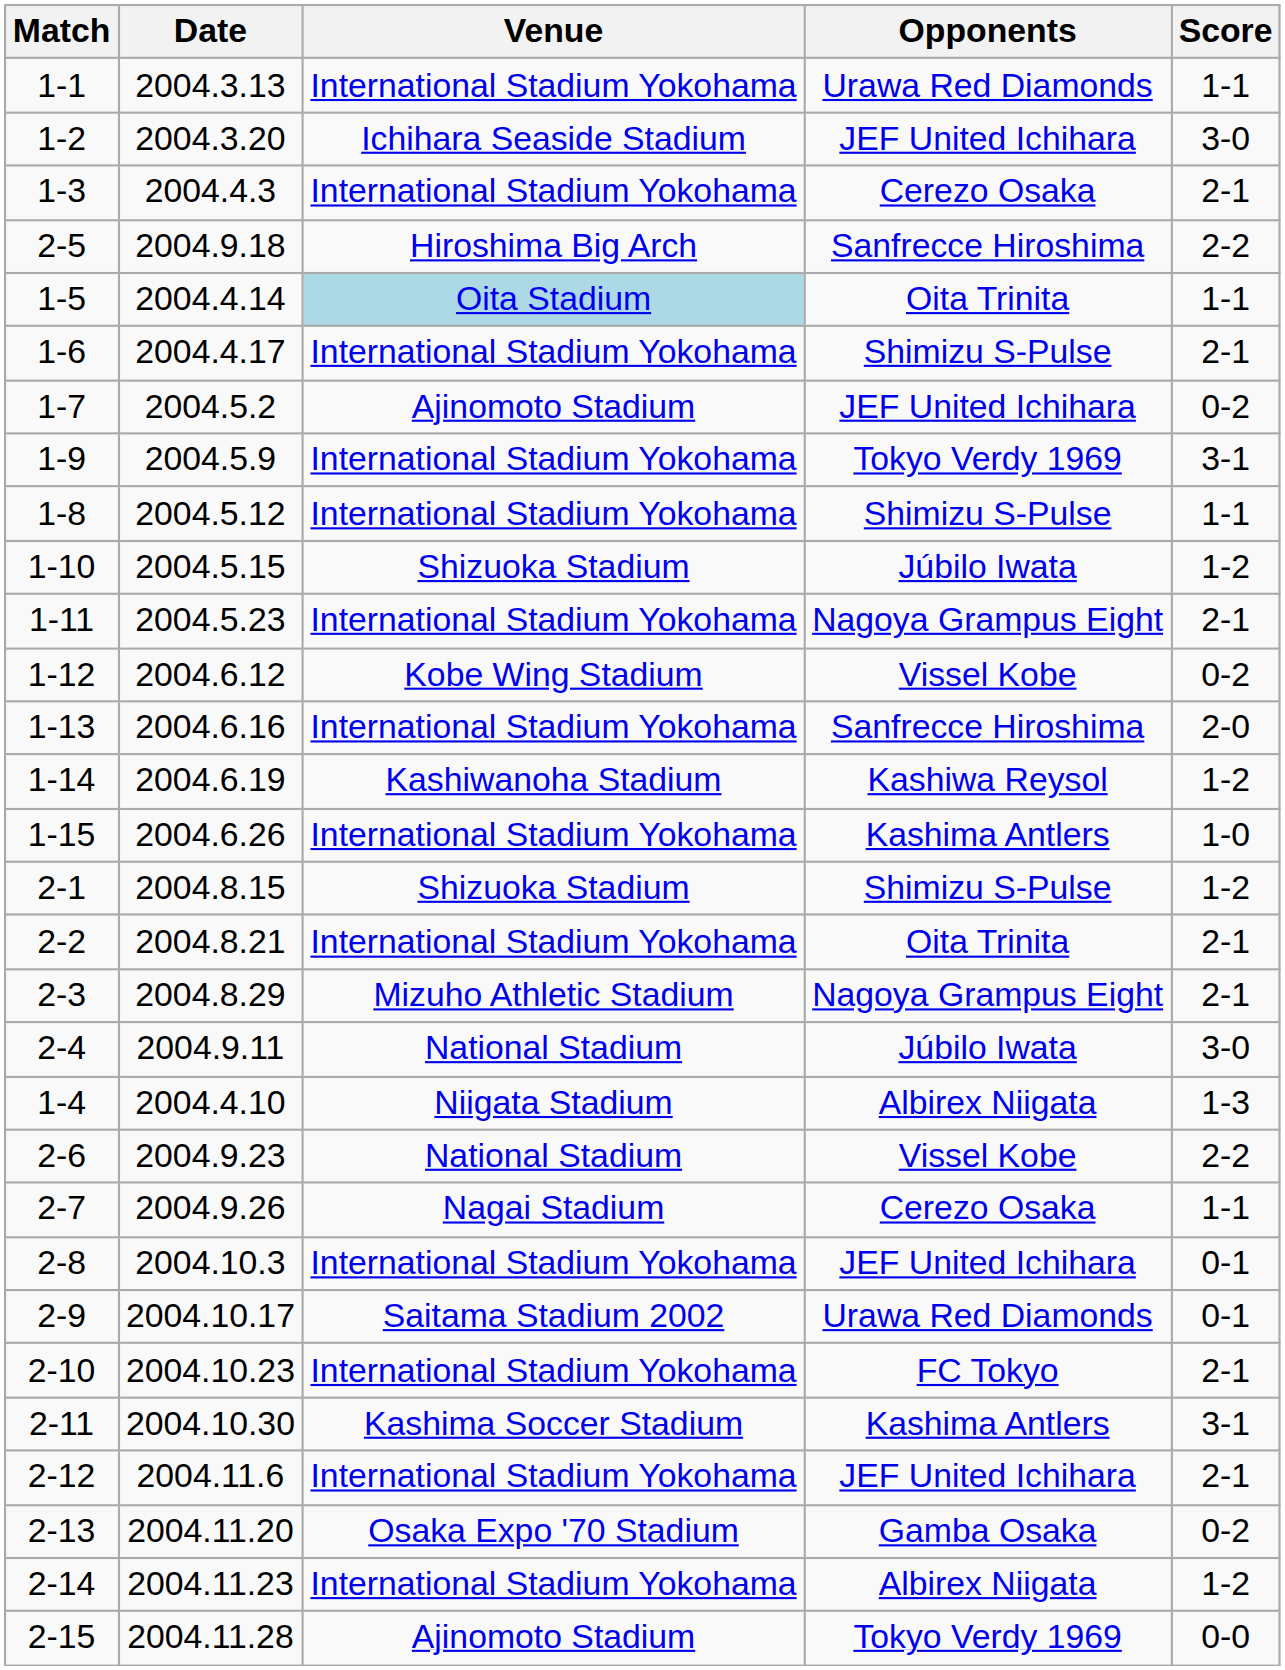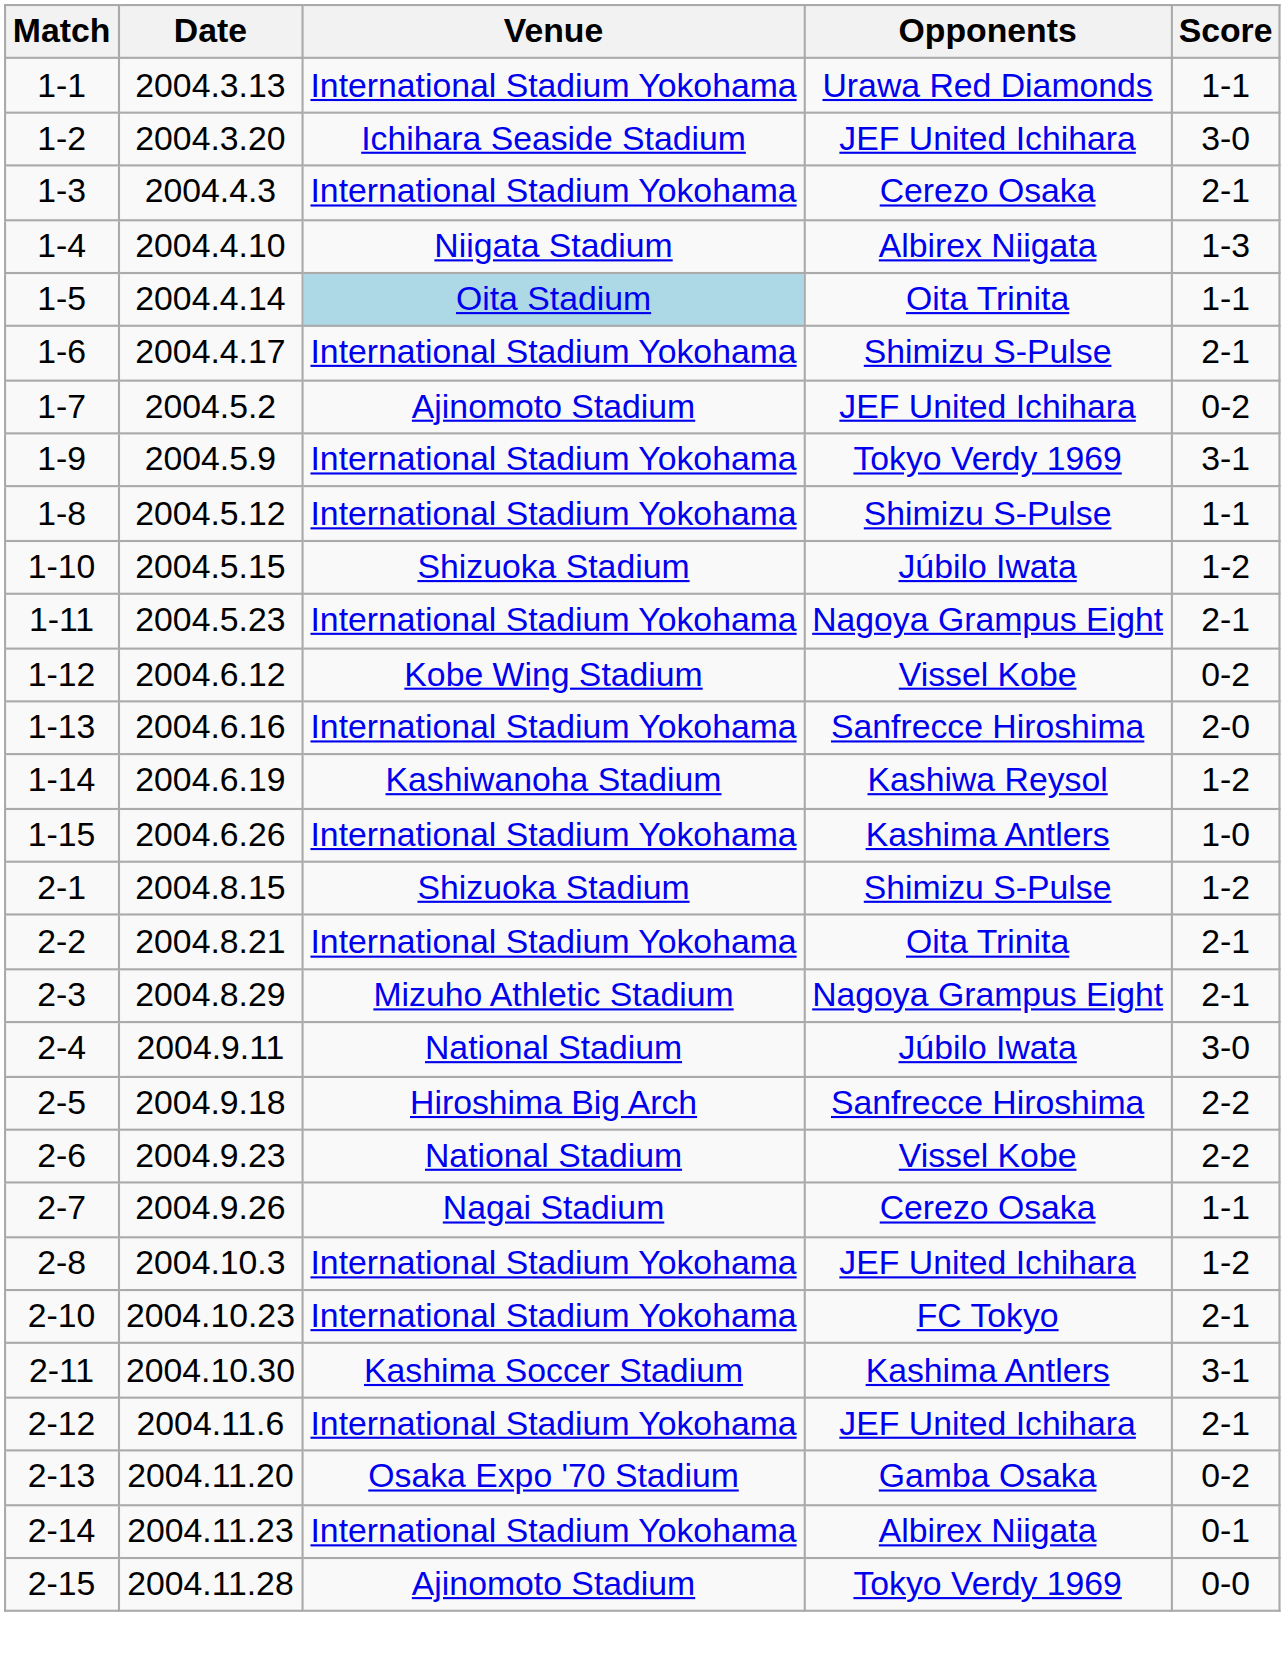rows swapped: (62, 1102) <-> (62, 245)
(1226, 1262) 0-1 -> (1226, 1262) 1-2
- row: (62, 1316)
(1226, 1583) 1-2 -> (1226, 1530) 0-1
